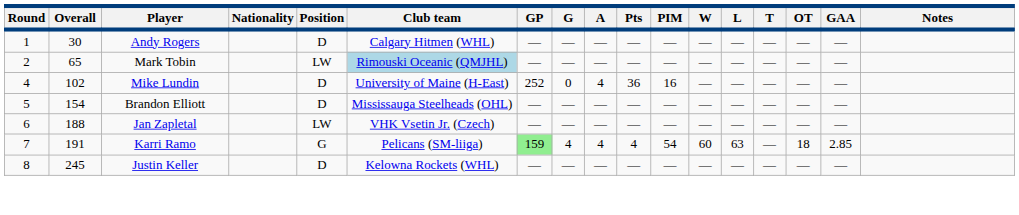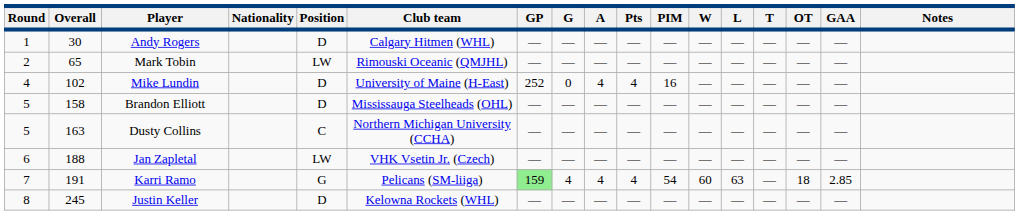(432, 62) lightblue background -> (432, 62) no background
(634, 82) 36 -> (634, 82) 4
(75, 103) 154 -> (75, 103) 158
+ row: (165, 131)
